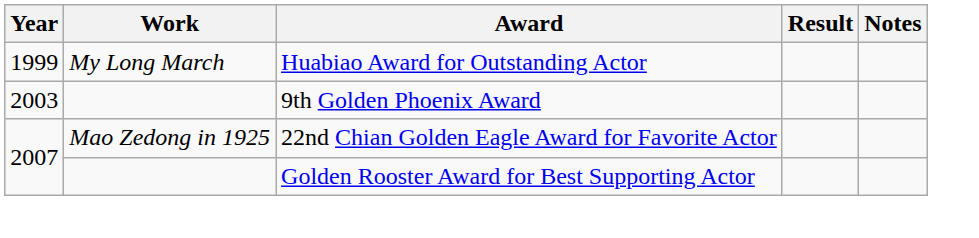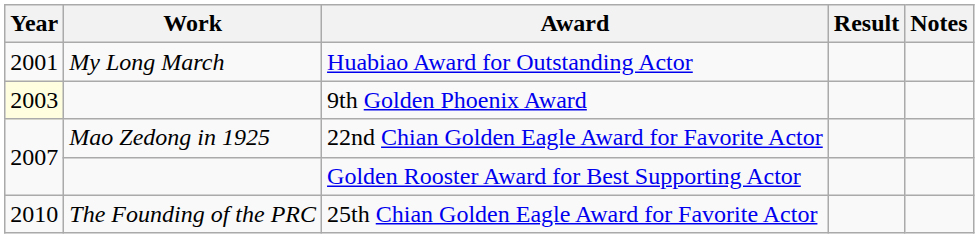(34, 61) 1999 -> (34, 61) 2001
(34, 99) no background -> (34, 99) lightyellow background
+ row: (572, 213)
